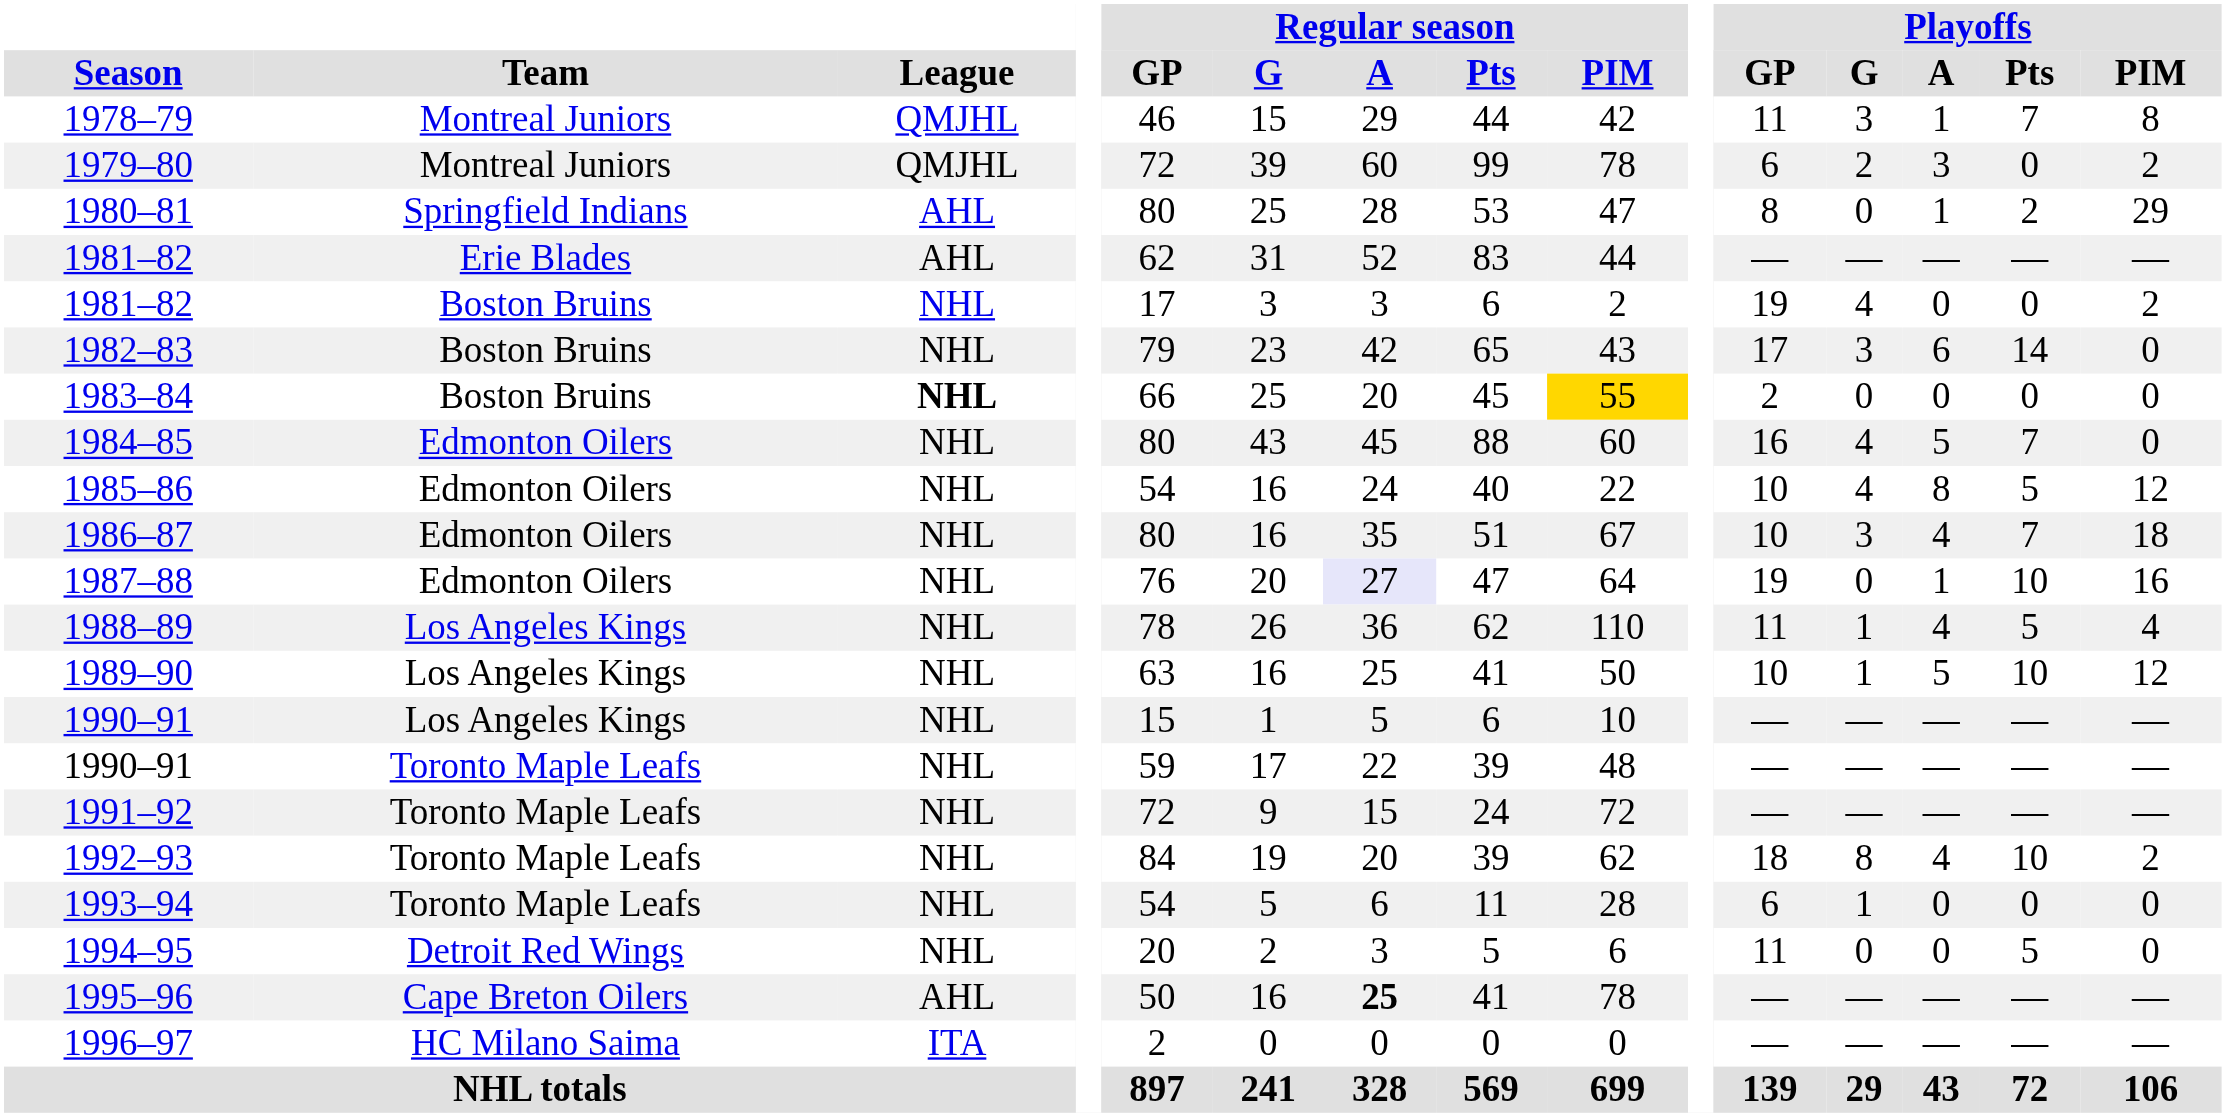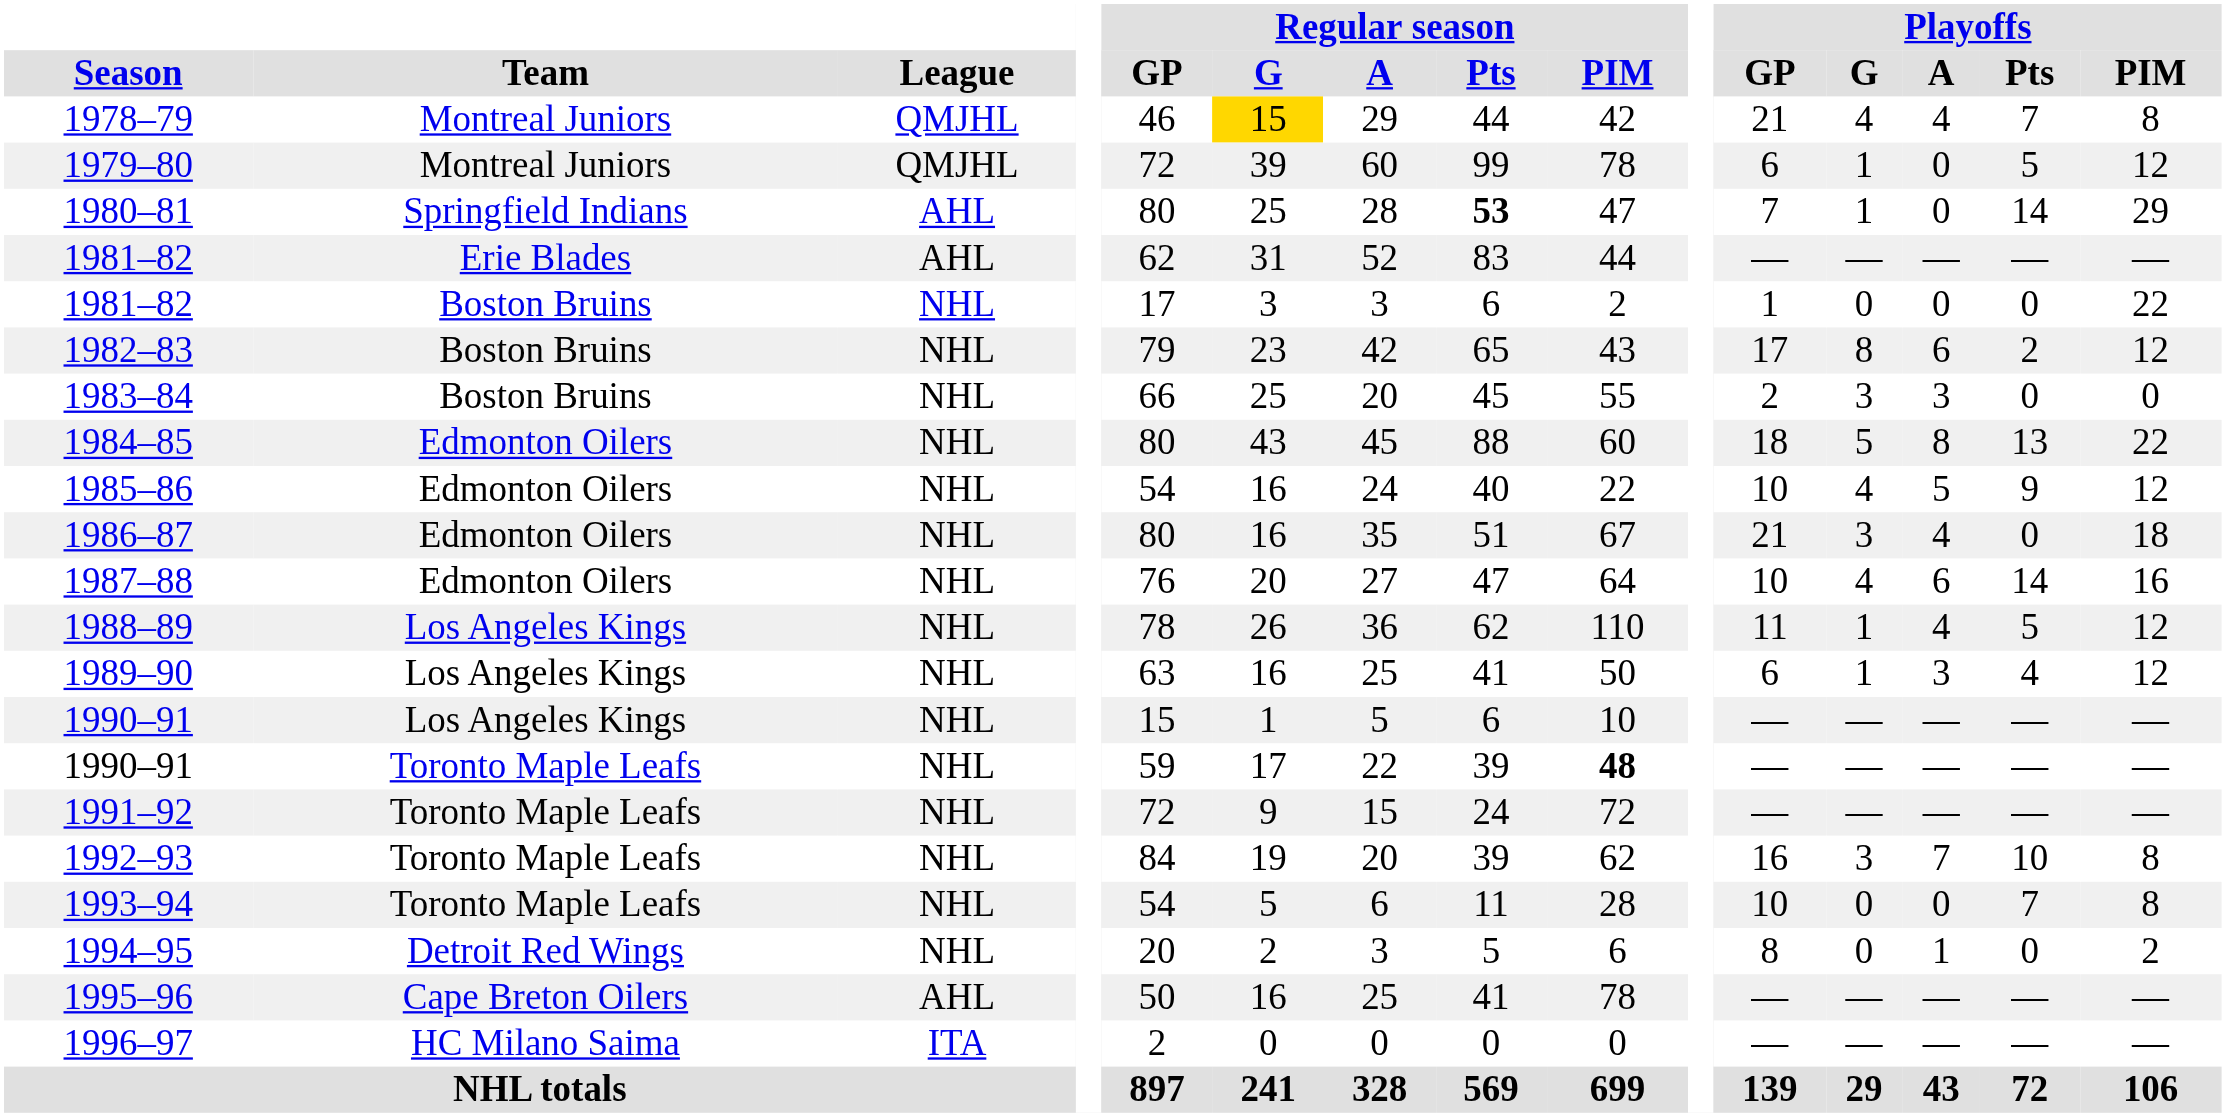(1268, 118) no background -> (1268, 118) gold background
(1770, 118) 11 -> (1770, 118) 21
(1864, 118) 3 -> (1864, 118) 4
(1941, 118) 1 -> (1941, 118) 4
(1864, 165) 2 -> (1864, 165) 1
(1941, 165) 3 -> (1941, 165) 0
(2030, 165) 0 -> (2030, 165) 5
(2151, 165) 2 -> (2151, 165) 12
(1491, 211) normal -> (1491, 211) bold
(1770, 211) 8 -> (1770, 211) 7
(1864, 211) 0 -> (1864, 211) 1
(1941, 211) 1 -> (1941, 211) 0
(2030, 211) 2 -> (2030, 211) 14
(1770, 303) 19 -> (1770, 303) 1
(1864, 303) 4 -> (1864, 303) 0
(2151, 303) 2 -> (2151, 303) 22
(1864, 349) 3 -> (1864, 349) 8
(2030, 349) 14 -> (2030, 349) 2
(2151, 349) 0 -> (2151, 349) 12
(957, 396) bold -> (957, 396) normal
(1618, 396) gold background -> (1618, 396) no background
(1864, 396) 0 -> (1864, 396) 3
(1941, 396) 0 -> (1941, 396) 3
(1770, 442) 16 -> (1770, 442) 18
(1864, 442) 4 -> (1864, 442) 5
(1941, 442) 5 -> (1941, 442) 8
(2030, 442) 7 -> (2030, 442) 13
(2151, 442) 0 -> (2151, 442) 22
(1941, 488) 8 -> (1941, 488) 5
(2030, 488) 5 -> (2030, 488) 9
(1770, 534) 10 -> (1770, 534) 21
(2030, 534) 7 -> (2030, 534) 0
(1380, 580) lavender background -> (1380, 580) no background
(1770, 580) 19 -> (1770, 580) 10
(1864, 580) 0 -> (1864, 580) 4
(1941, 580) 1 -> (1941, 580) 6
(2030, 580) 10 -> (2030, 580) 14
(2151, 627) 4 -> (2151, 627) 12
(1770, 673) 10 -> (1770, 673) 6
(1941, 673) 5 -> (1941, 673) 3
(2030, 673) 10 -> (2030, 673) 4
(1618, 765) normal -> (1618, 765) bold
(1770, 858) 18 -> (1770, 858) 16
(1864, 858) 8 -> (1864, 858) 3
(1941, 858) 4 -> (1941, 858) 7
(2151, 858) 2 -> (2151, 858) 8
(1770, 904) 6 -> (1770, 904) 10
(1864, 904) 1 -> (1864, 904) 0
(2030, 904) 0 -> (2030, 904) 7
(2151, 904) 0 -> (2151, 904) 8
(1770, 950) 11 -> (1770, 950) 8
(1941, 950) 0 -> (1941, 950) 1
(2030, 950) 5 -> (2030, 950) 0
(2151, 950) 0 -> (2151, 950) 2
(1380, 996) bold -> (1380, 996) normal
